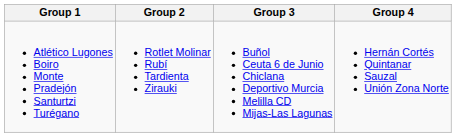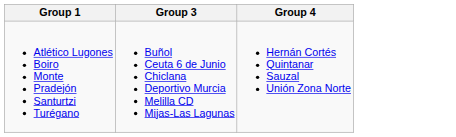- column: (164, 13)
